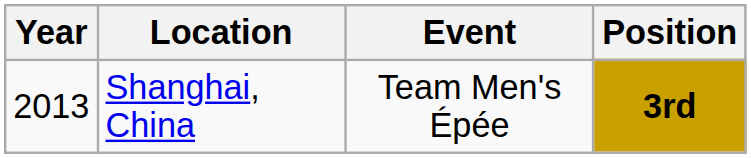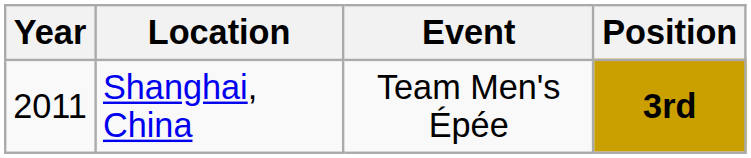(51, 106) 2013 -> (50, 106) 2011
